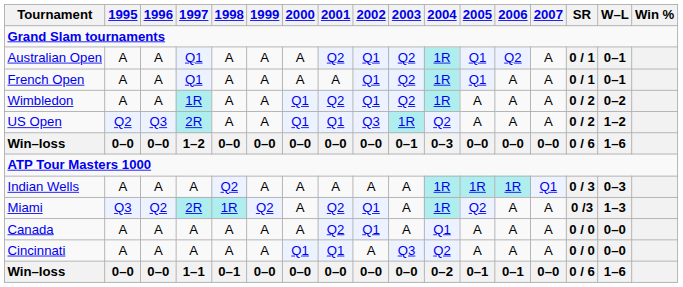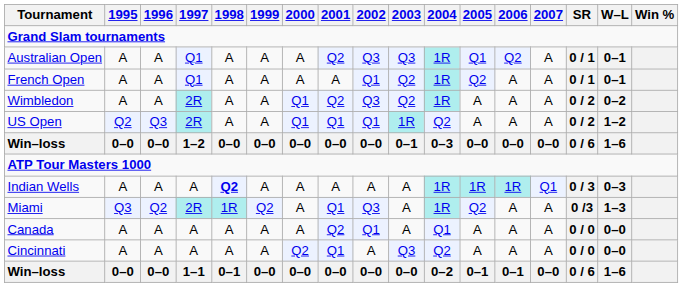(371, 57) Q1 -> (371, 57) Q3
(407, 57) Q2 -> (407, 57) Q3
(477, 78) Q1 -> (477, 78) Q2
(194, 100) 1R -> (194, 100) 2R
(371, 100) Q1 -> (371, 100) Q3
(371, 121) Q3 -> (371, 121) Q1
(229, 185) normal -> (229, 185) bold
(336, 207) Q2 -> (336, 207) Q1
(371, 207) Q1 -> (371, 207) Q3
(300, 250) Q1 -> (300, 250) Q2
